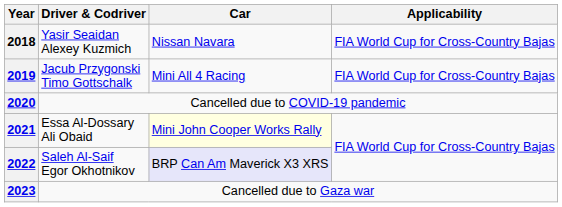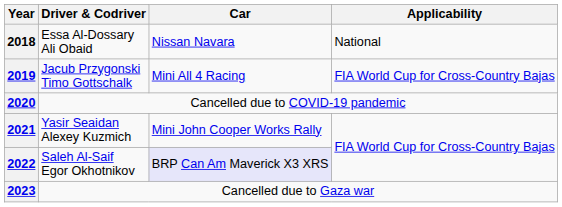(86, 41) Yasir Seaidan Alexey Kuzmich -> (88, 41) Essa Al-Dossary Ali Obaid
(445, 41) FIA World Cup for Cross-Country Bajas -> (358, 41) National
(88, 130) Essa Al-Dossary Ali Obaid -> (86, 130) Yasir Seaidan Alexey Kuzmich
(237, 130) lightyellow background -> (237, 130) no background
